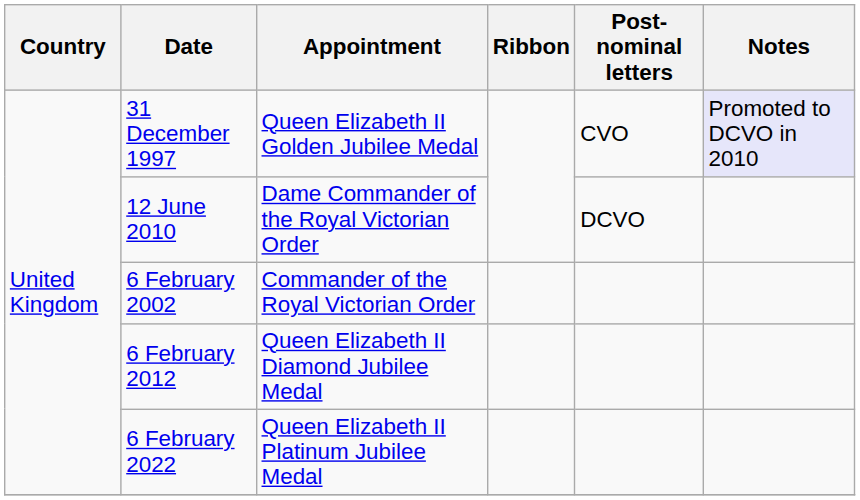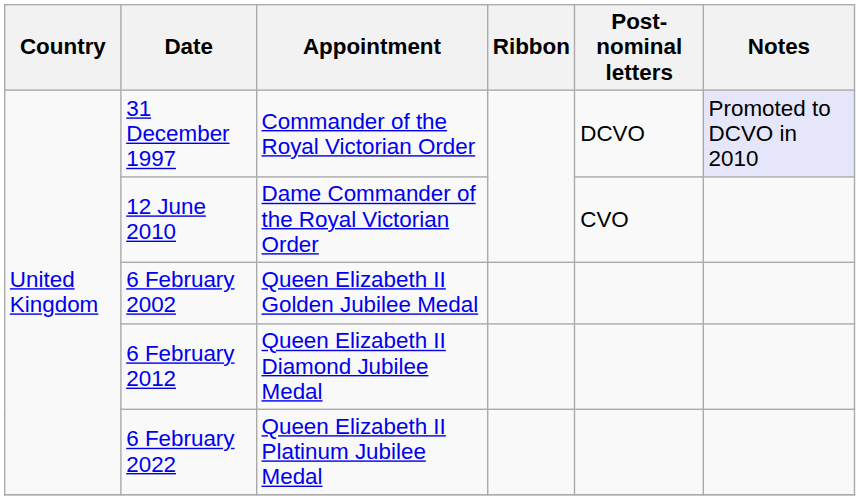(370, 133) Queen Elizabeth II Golden Jubilee Medal -> (368, 133) Commander of the Royal Victorian Order
(604, 133) CVO -> (613, 133) DCVO
(613, 219) DCVO -> (604, 219) CVO
(368, 292) Commander of the Royal Victorian Order -> (370, 292) Queen Elizabeth II Golden Jubilee Medal
